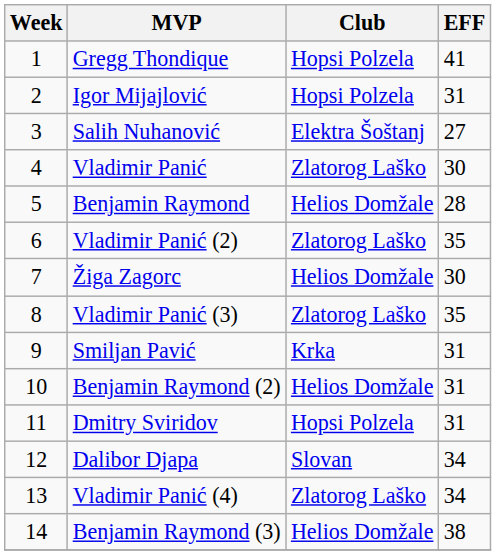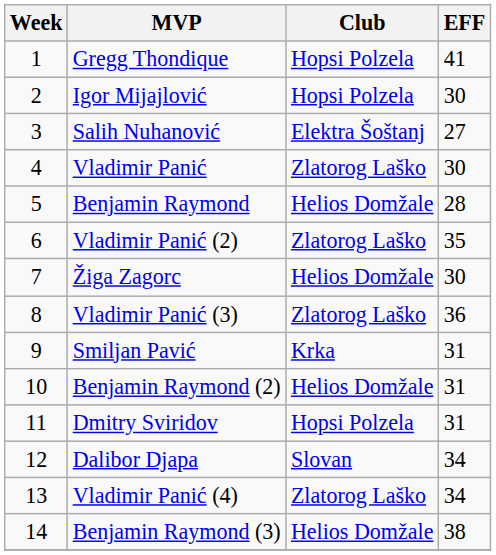(455, 95) 31 -> (455, 95) 30
(455, 313) 35 -> (455, 313) 36
